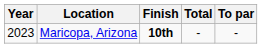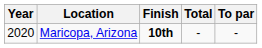(21, 33) 2023 -> (21, 33) 2020
